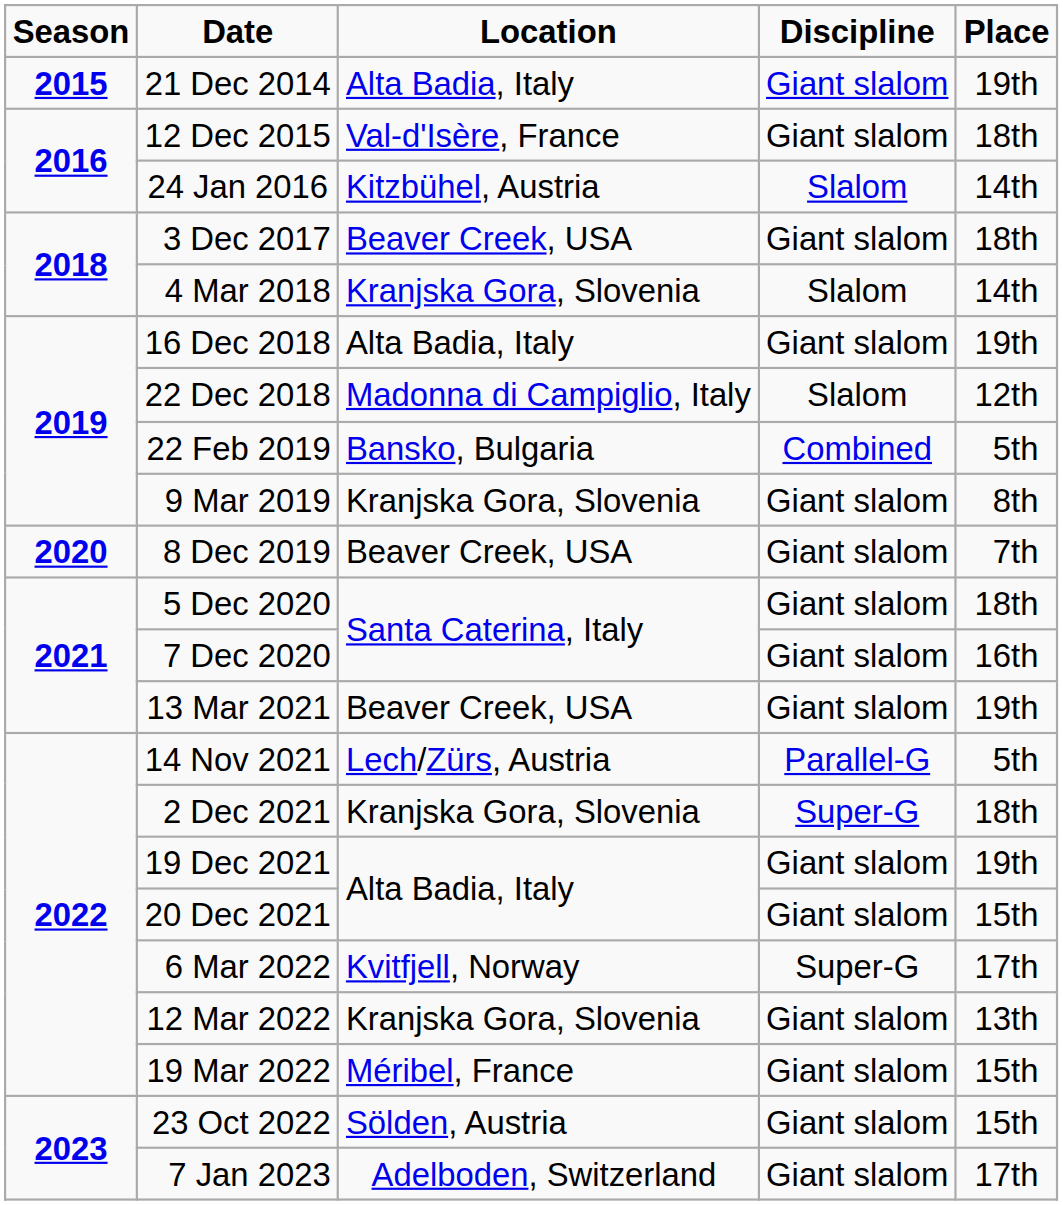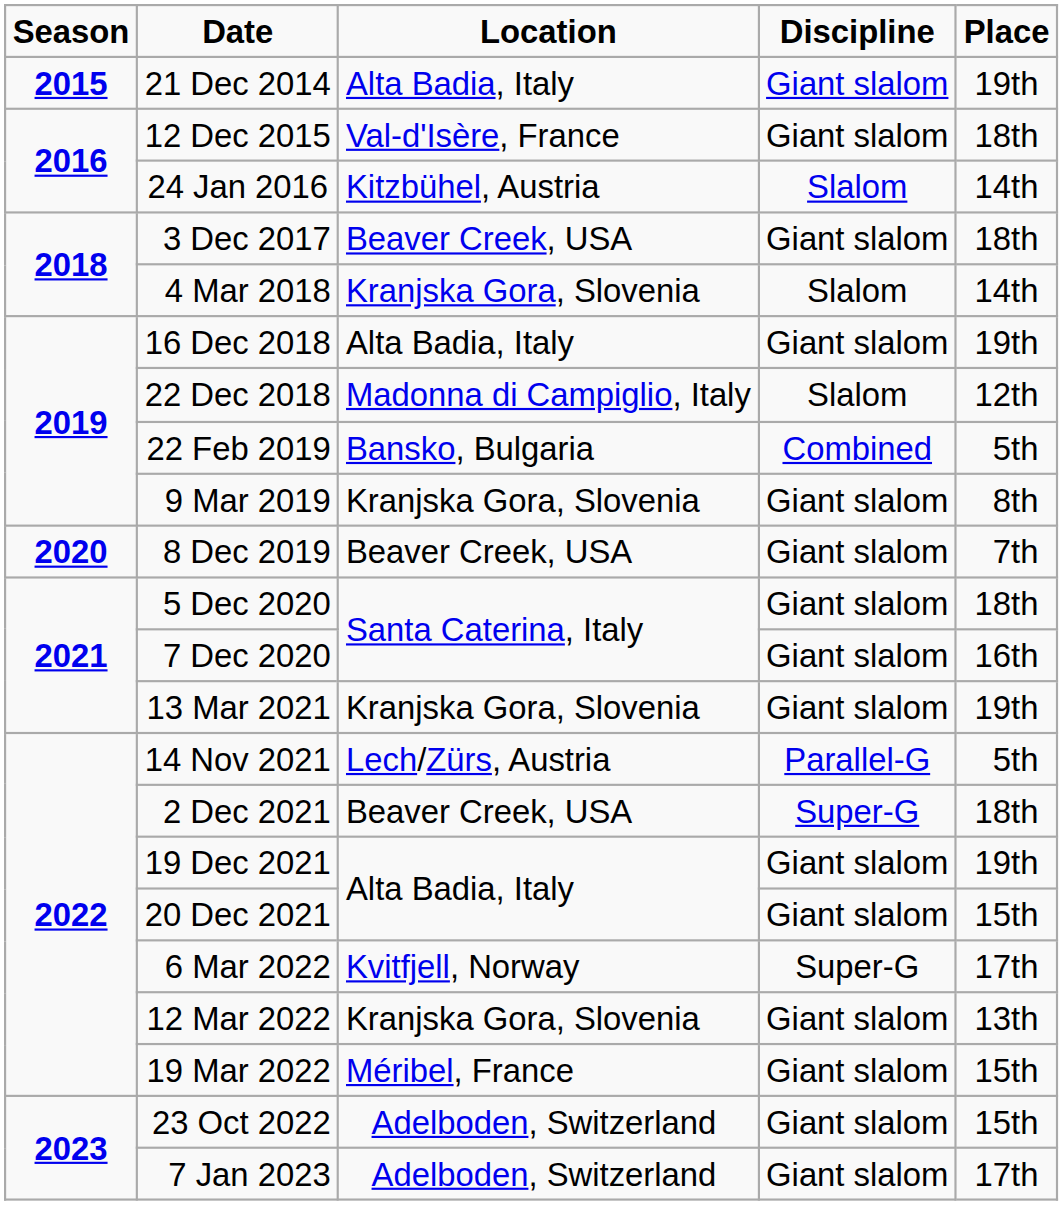(489, 707) Beaver Creek, USA -> (523, 707) Kranjska Gora, Slovenia
(523, 811) Kranjska Gora, Slovenia -> (489, 811) Beaver Creek, USA
(456, 1123) Sölden, Austria -> (531, 1123) Adelboden, Switzerland
